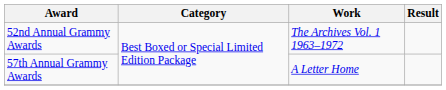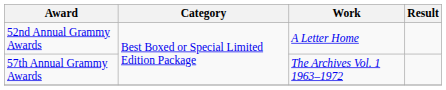(336, 38) The Archives Vol. 1 1963–1972 -> (325, 38) A Letter Home
(325, 69) A Letter Home -> (336, 69) The Archives Vol. 1 1963–1972
